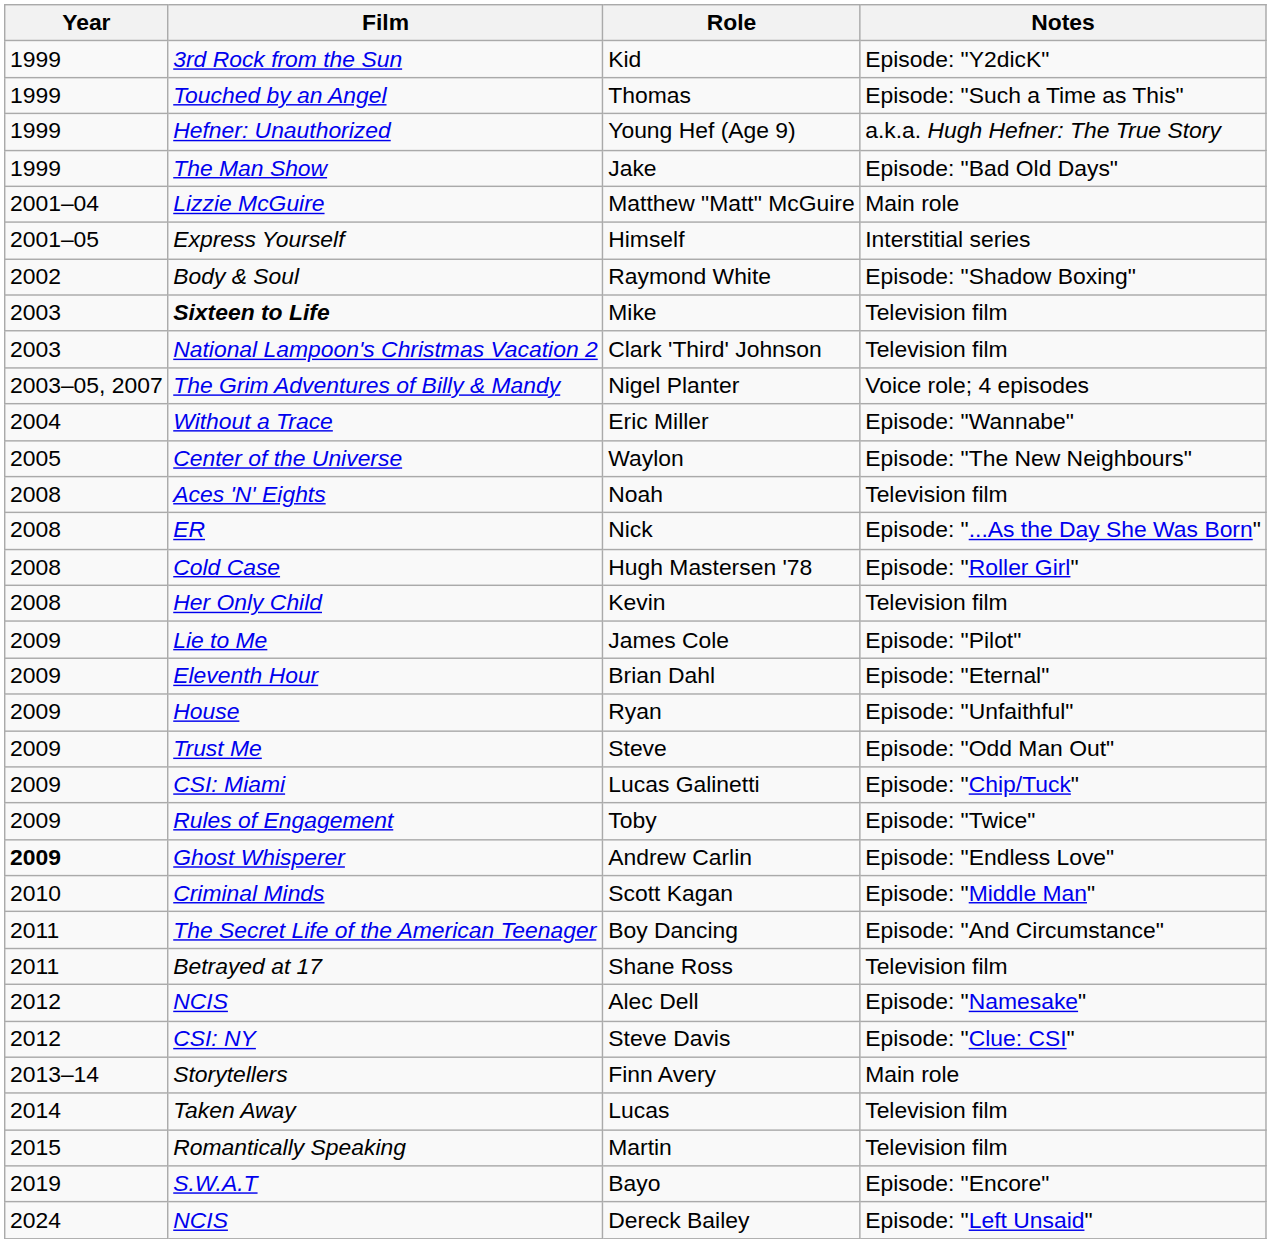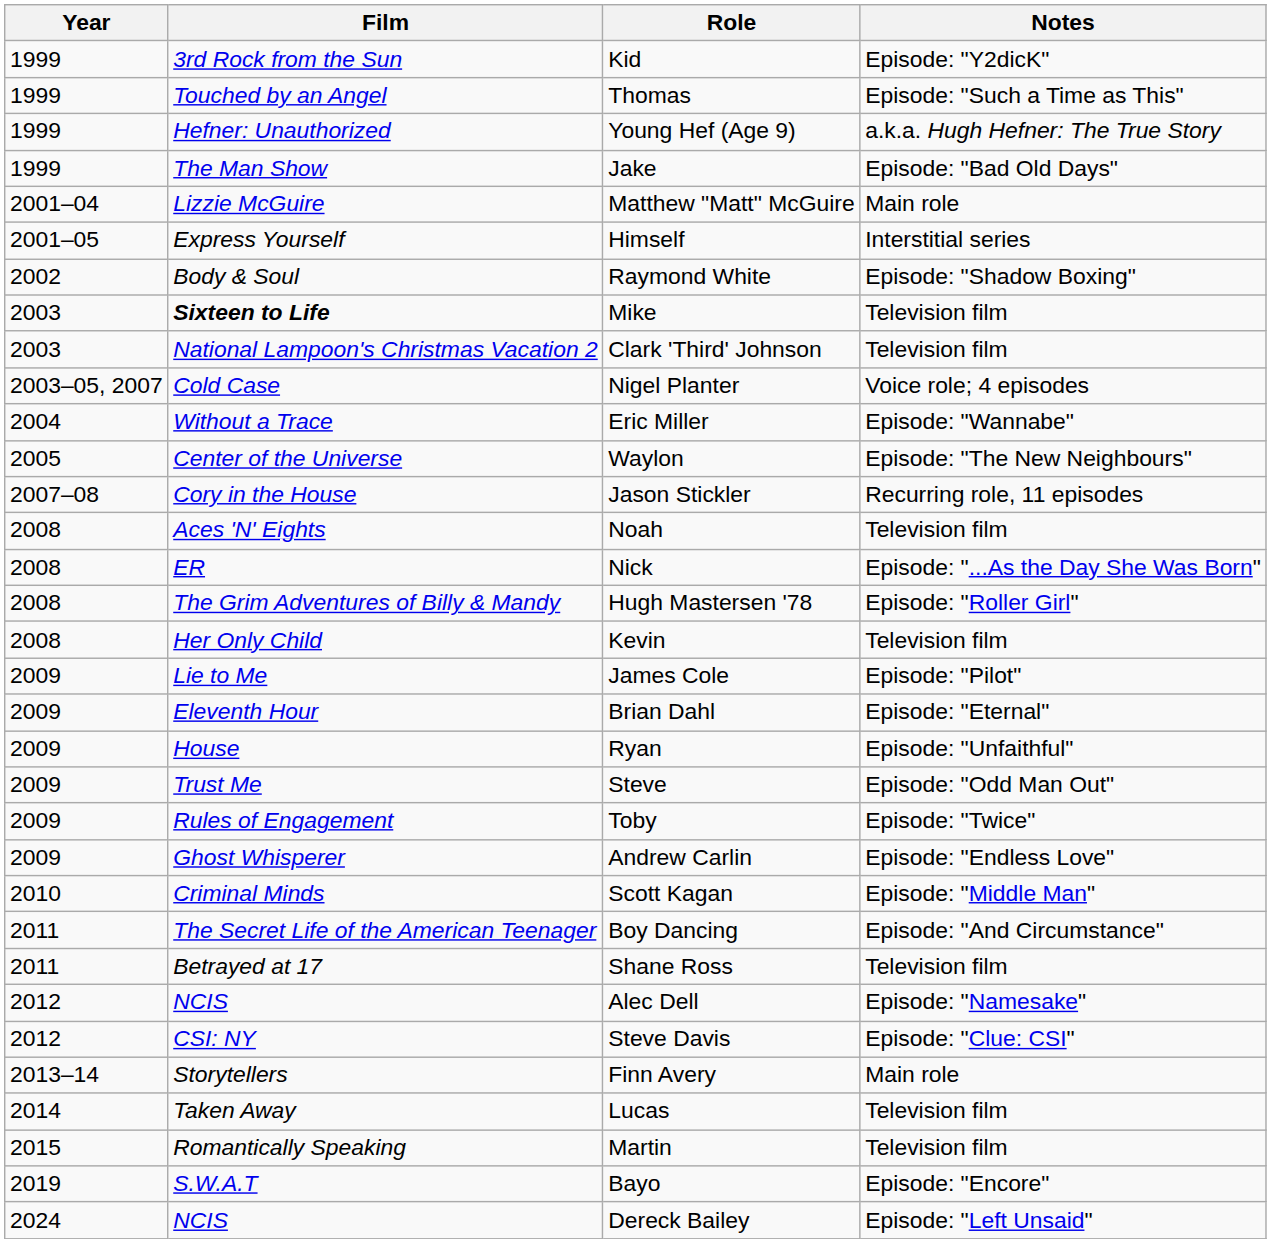(367, 385) The Grim Adventures of Billy & Mandy -> (227, 385) Cold Case
+ row: (679, 494)
(227, 566) Cold Case -> (367, 603) The Grim Adventures of Billy & Mandy
- row: (684, 784)
(35, 857) bold -> (35, 857) normal
